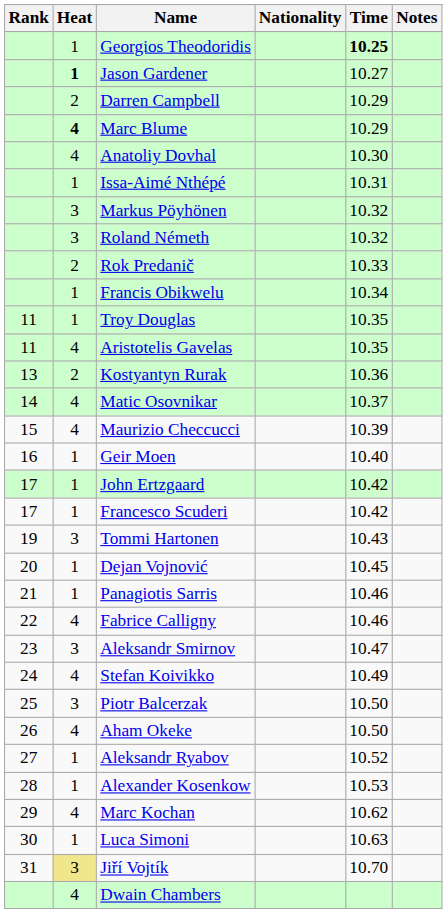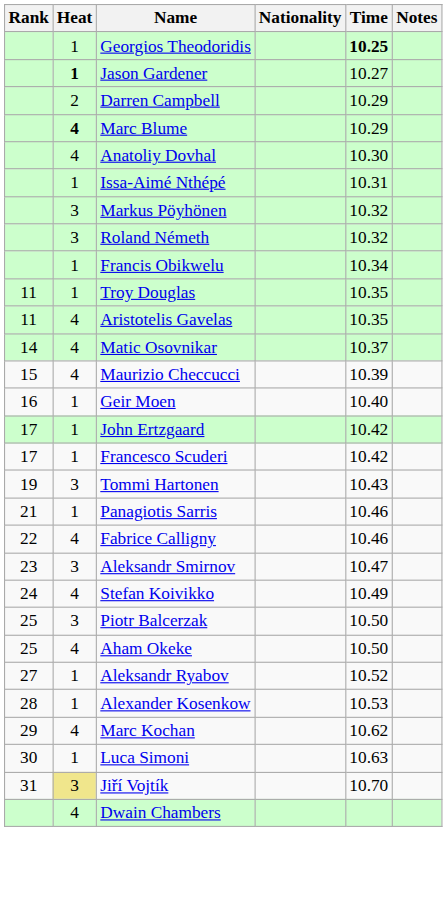- row: (147, 264)
- row: (163, 374)
- row: (154, 566)
(29, 730) 26 -> (29, 648) 25
